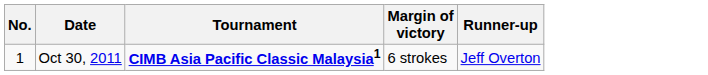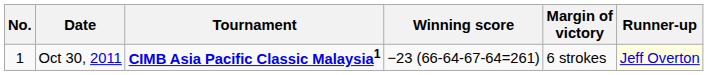+ column: (464, 25)
(501, 58) no background -> (660, 58) lightyellow background
